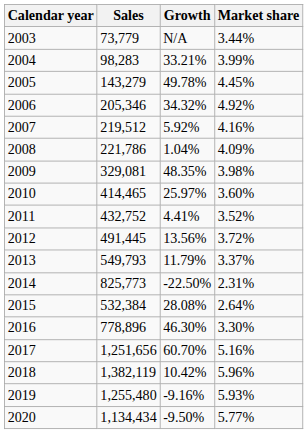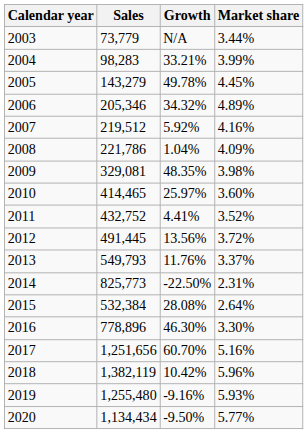(236, 104) 4.92% -> (236, 104) 4.89%
(185, 261) 11.79% -> (185, 261) 11.76%
